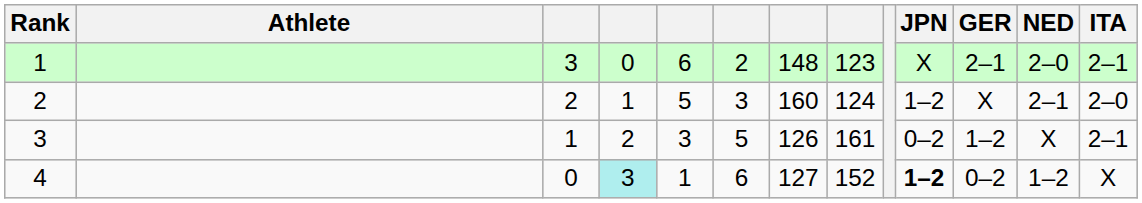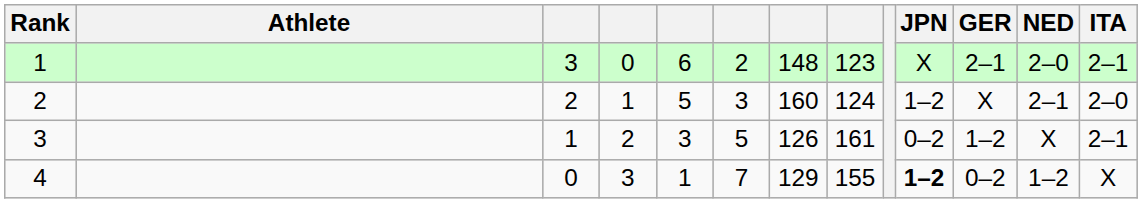(628, 178) paleturquoise background -> (628, 178) no background
(741, 178) 6 -> (741, 178) 7
(798, 178) 127 -> (798, 178) 129
(855, 178) 152 -> (855, 178) 155
